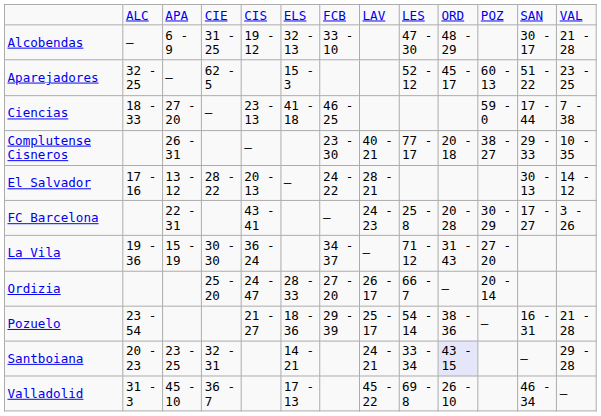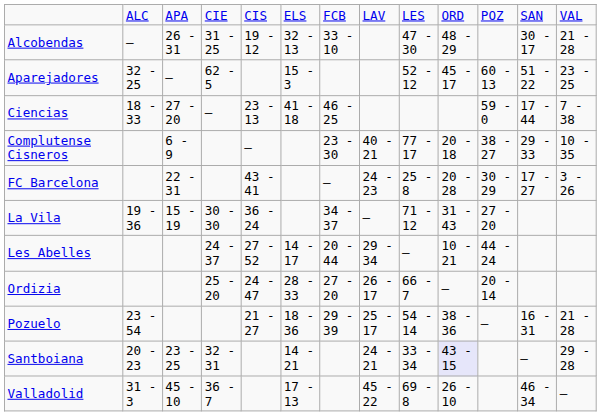(177, 43) 6 - 9 -> (181, 43) 26 - 31
(181, 148) 26 - 31 -> (177, 148) 6 - 9
- row: (49, 183)
+ row: (49, 253)
